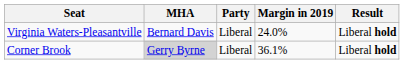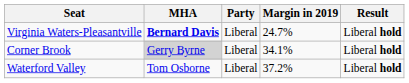(180, 31) normal -> (183, 31) bold
(273, 31) 24.0% -> (278, 31) 24.7%
(273, 50) 36.1% -> (278, 50) 34.1%
+ row: (46, 68)
